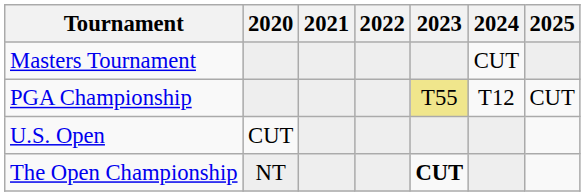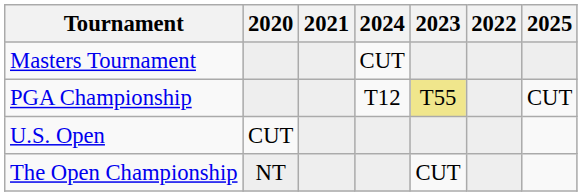columns swapped: (382, 23) <-> (496, 23)
(439, 172) bold -> (438, 172) normal
